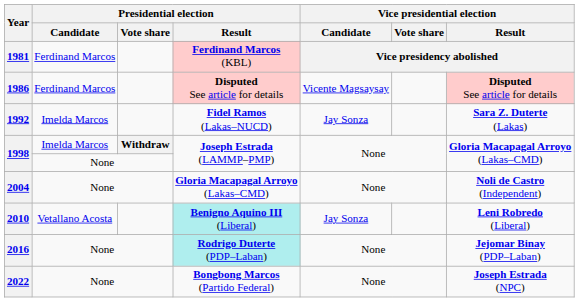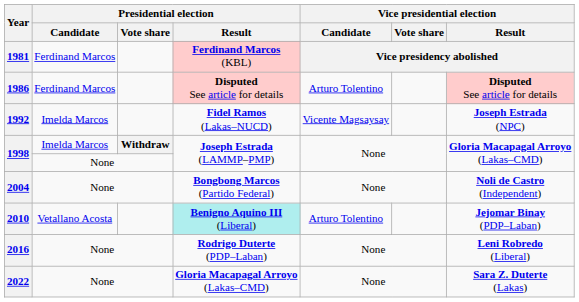(346, 88) Vicente Magsaysay -> (346, 88) Arturo Tolentino
(346, 119) Jay Sonza -> (346, 119) Vicente Magsaysay
(510, 119) Sara Z. Duterte (Lakas) -> (510, 119) Joseph Estrada (NPC)
(236, 187) Gloria Macapagal Arroyo (Lakas–CMD) -> (236, 187) Bongbong Marcos (Partido Federal)
(346, 219) Jay Sonza -> (346, 219) Arturo Tolentino
(510, 219) Leni Robredo (Liberal) -> (510, 219) Jejomar Binay (PDP–Laban)
(236, 250) paleturquoise background -> (236, 250) no background
(510, 250) Jejomar Binay (PDP–Laban) -> (510, 250) Leni Robredo (Liberal)
(236, 281) Bongbong Marcos (Partido Federal) -> (236, 281) Gloria Macapagal Arroyo (Lakas–CMD)
(510, 281) Joseph Estrada (NPC) -> (510, 281) Sara Z. Duterte (Lakas)
